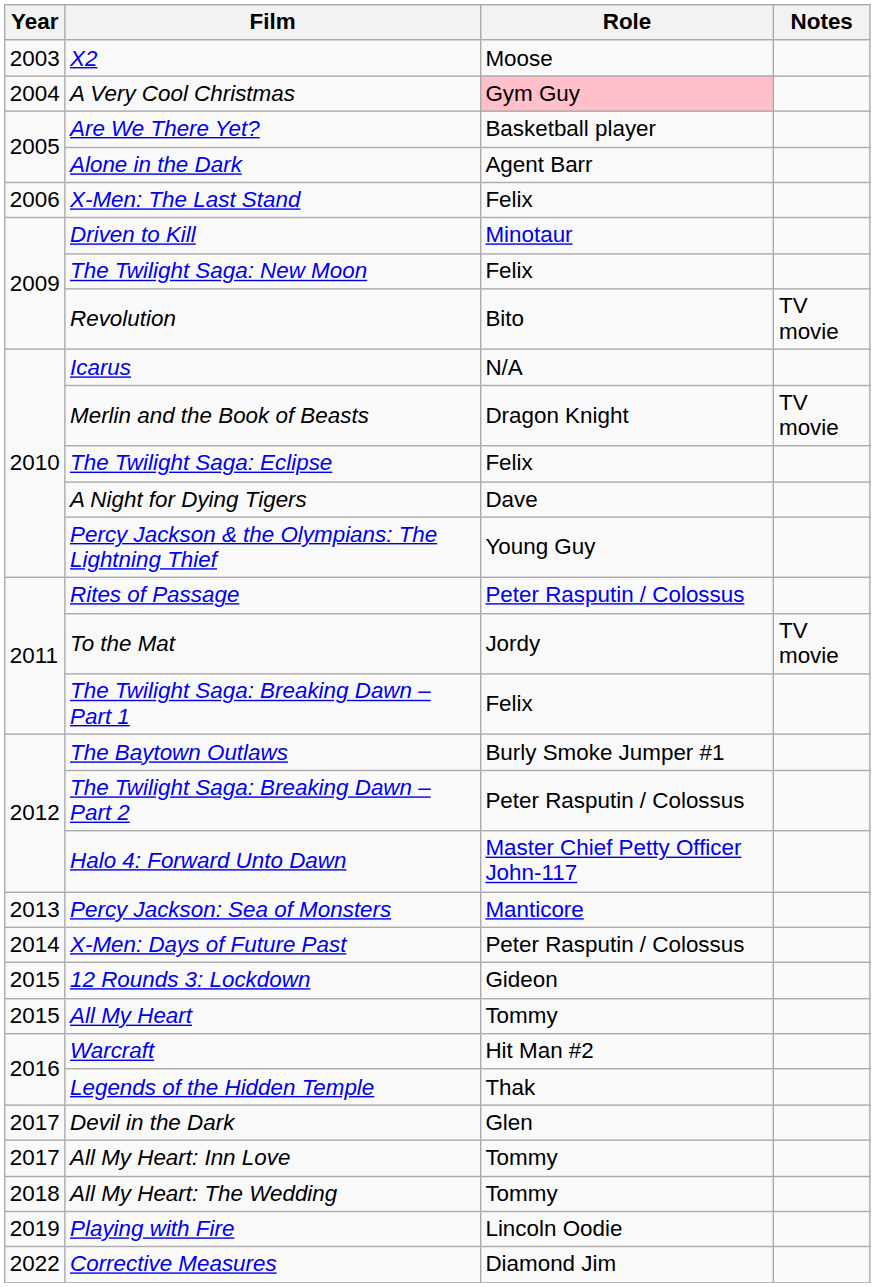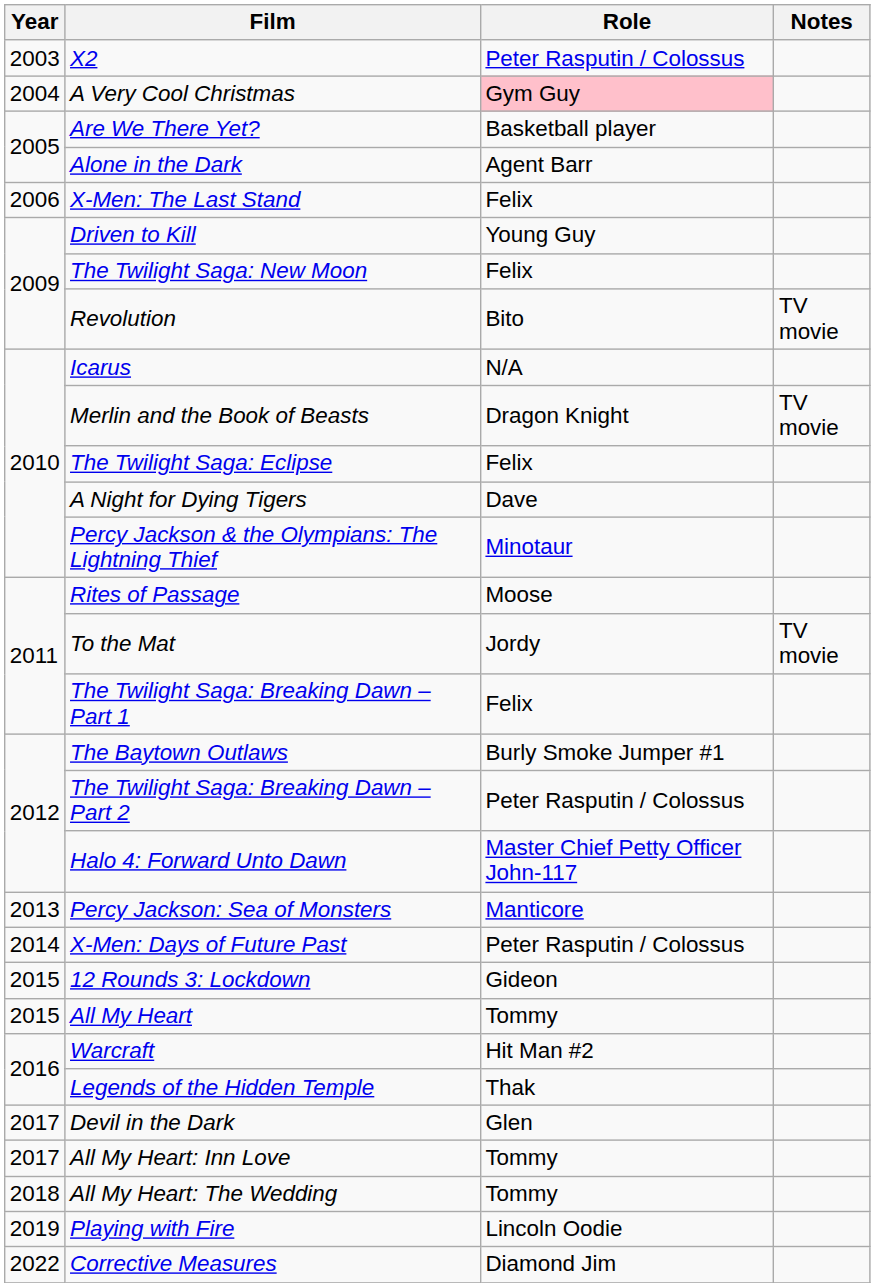(519, 57) Moose -> (615, 57) Peter Rasputin / Colossus
(529, 235) Minotaur -> (540, 235) Young Guy
(540, 547) Young Guy -> (529, 547) Minotaur
(615, 595) Peter Rasputin / Colossus -> (519, 595) Moose
